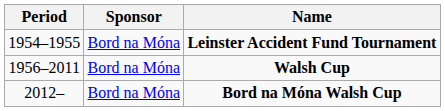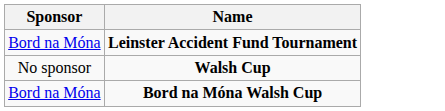- column: (44, 17)
(134, 67) Bord na Móna -> (54, 67) No sponsor
